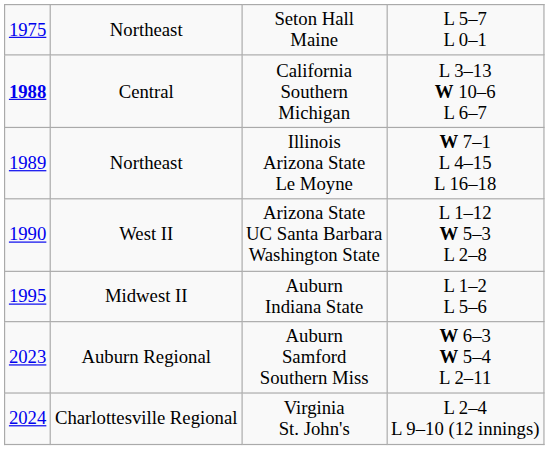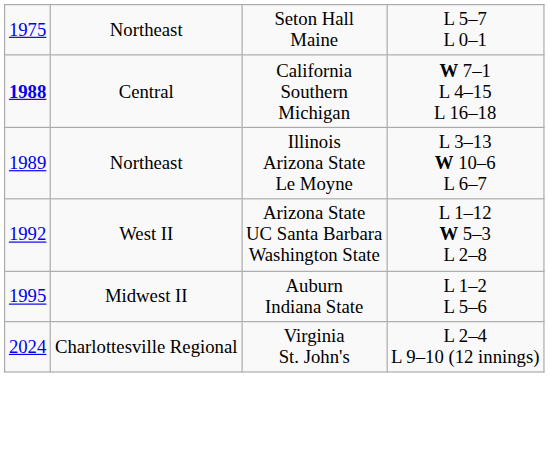(465, 91) L 3–13 W 10–6 L 6–7 -> (465, 91) W 7–1 L 4–15 L 16–18
(465, 162) W 7–1 L 4–15 L 16–18 -> (465, 162) L 3–13 W 10–6 L 6–7
(28, 234) 1990 -> (28, 234) 1992
- row: (146, 357)
